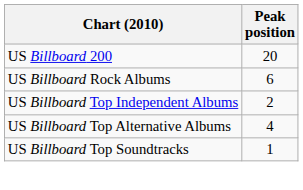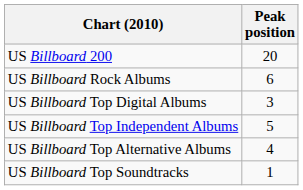+ row: (107, 102)
(270, 102) 2 -> (270, 126) 5
